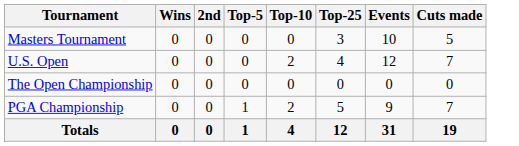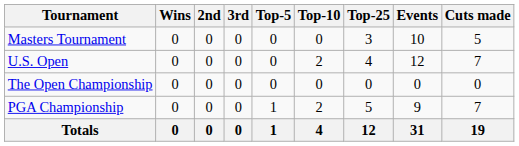+ column: (238, 15)
